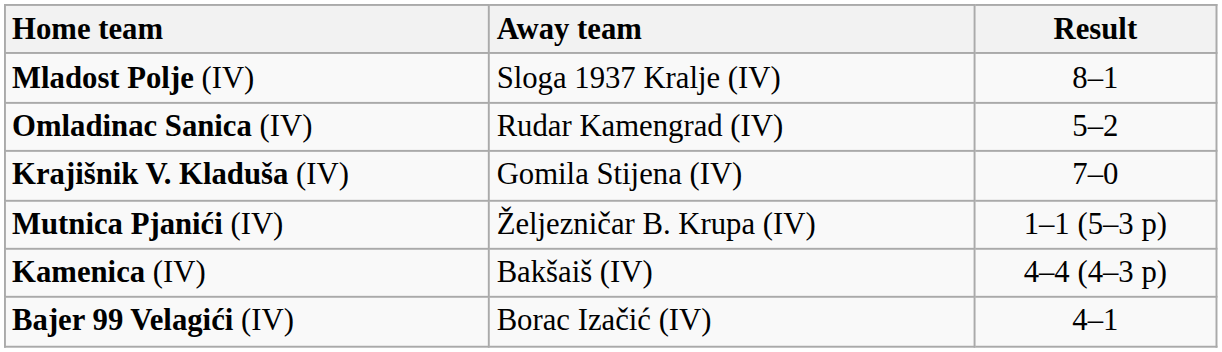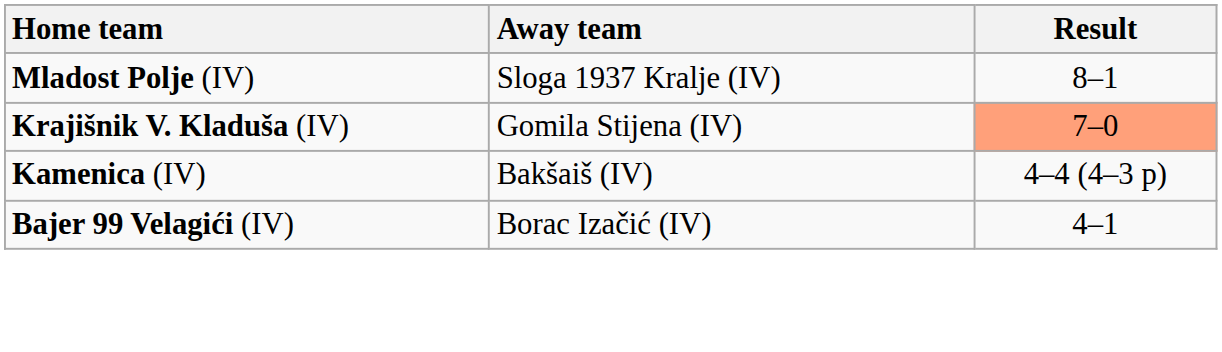- row: (162, 126)
(1095, 175) no background -> (1095, 126) lightsalmon background
- row: (148, 223)
